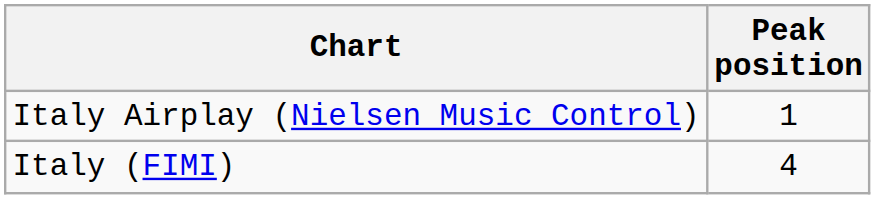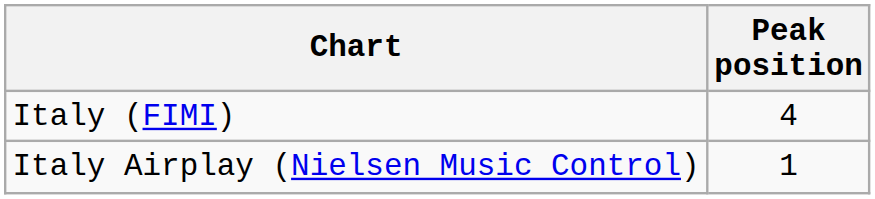rows swapped: (124, 167) <-> (356, 117)
